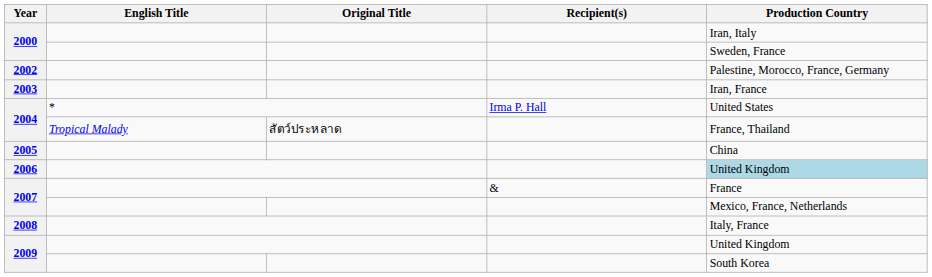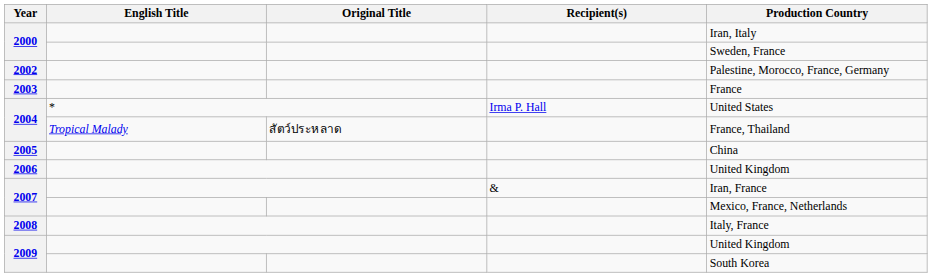(738, 88) Iran, France -> (726, 88) France
(750, 169) lightblue background -> (750, 169) no background
(726, 188) France -> (738, 188) Iran, France
